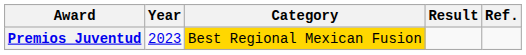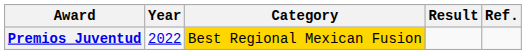(165, 39) 2023 -> (165, 39) 2022
